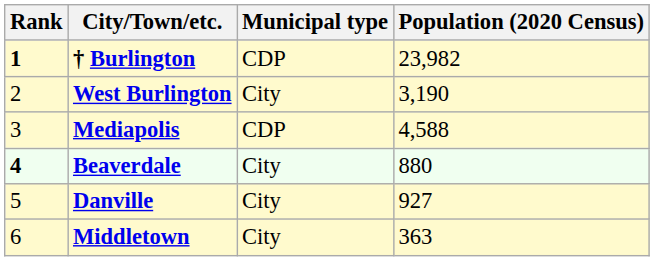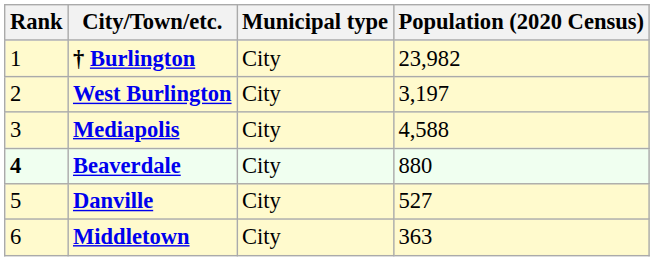(16, 58) bold -> (16, 58) normal
(264, 58) CDP -> (261, 58) City
(424, 93) 3,190 -> (424, 93) 3,197
(264, 129) CDP -> (261, 129) City
(415, 201) 927 -> (415, 201) 527
